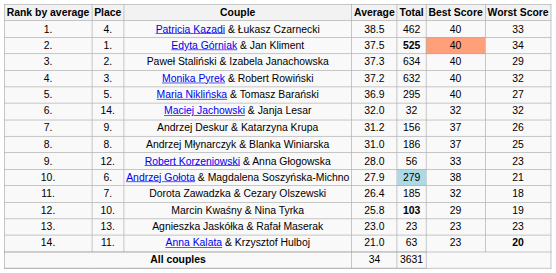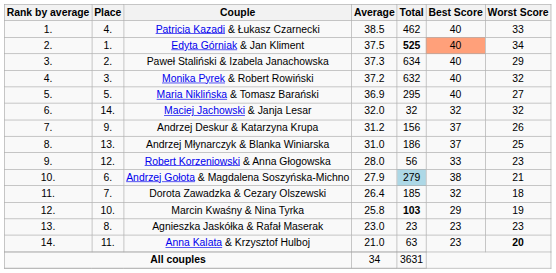(108, 144) 8. -> (108, 144) 13.
(108, 227) 13. -> (108, 227) 8.
